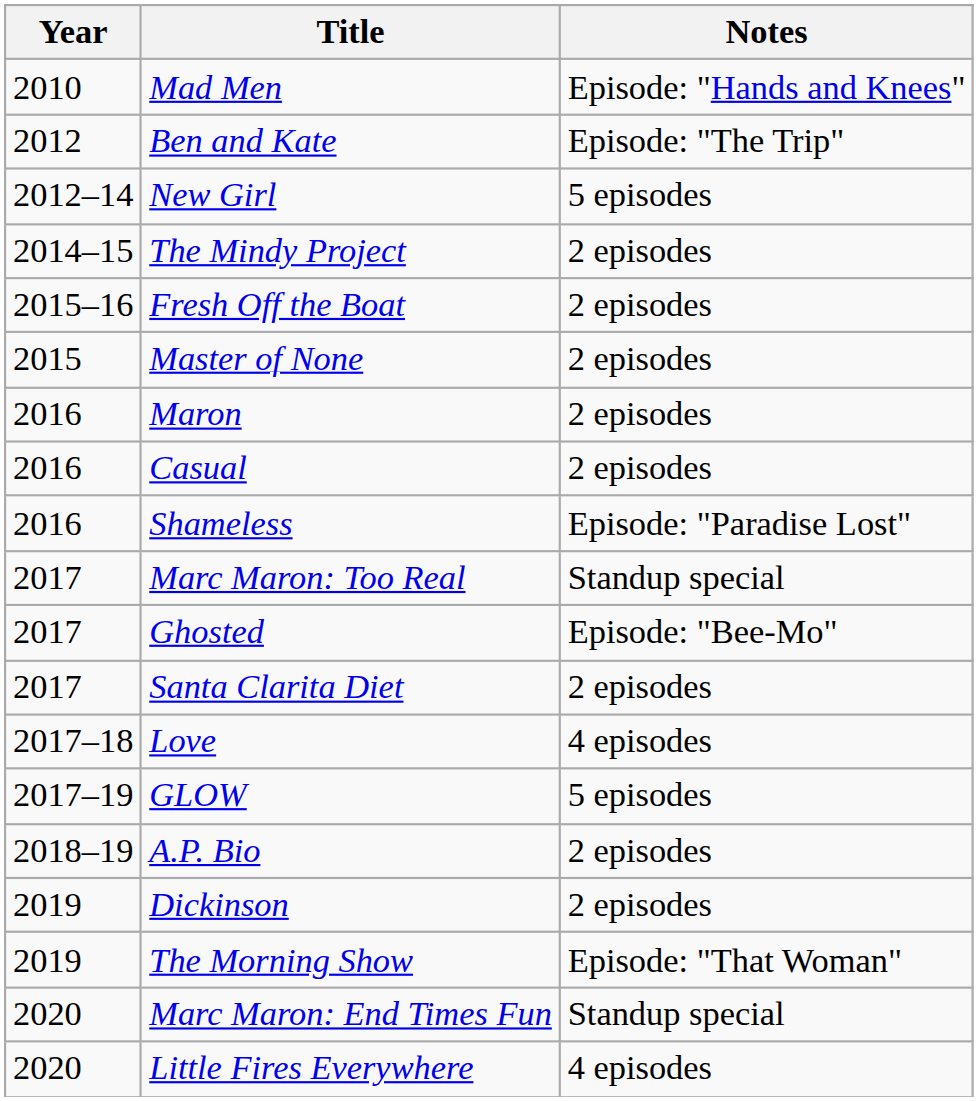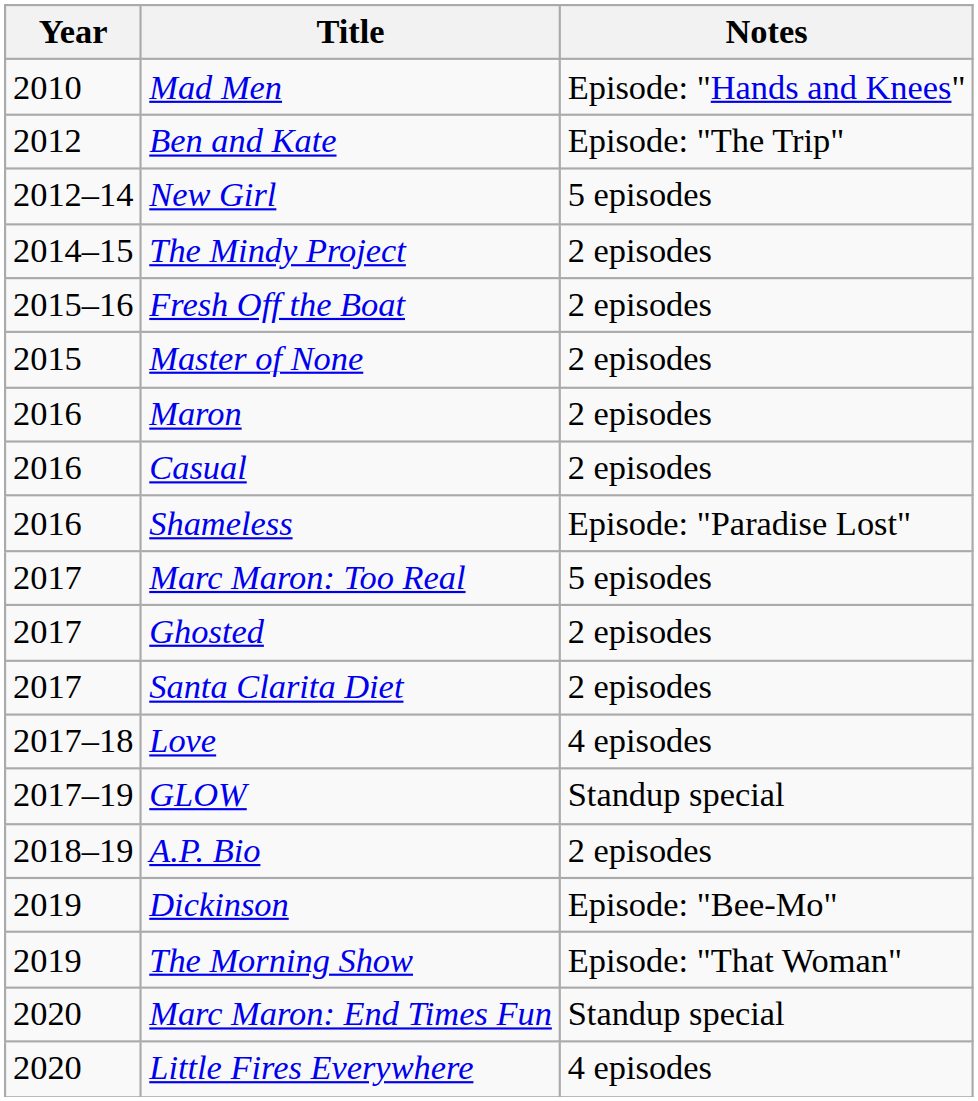(676, 577) Standup special -> (640, 577) 5 episodes
(703, 631) Episode: "Bee-Mo" -> (640, 631) 2 episodes
(640, 795) 5 episodes -> (676, 795) Standup special
(640, 904) 2 episodes -> (703, 904) Episode: "Bee-Mo"
